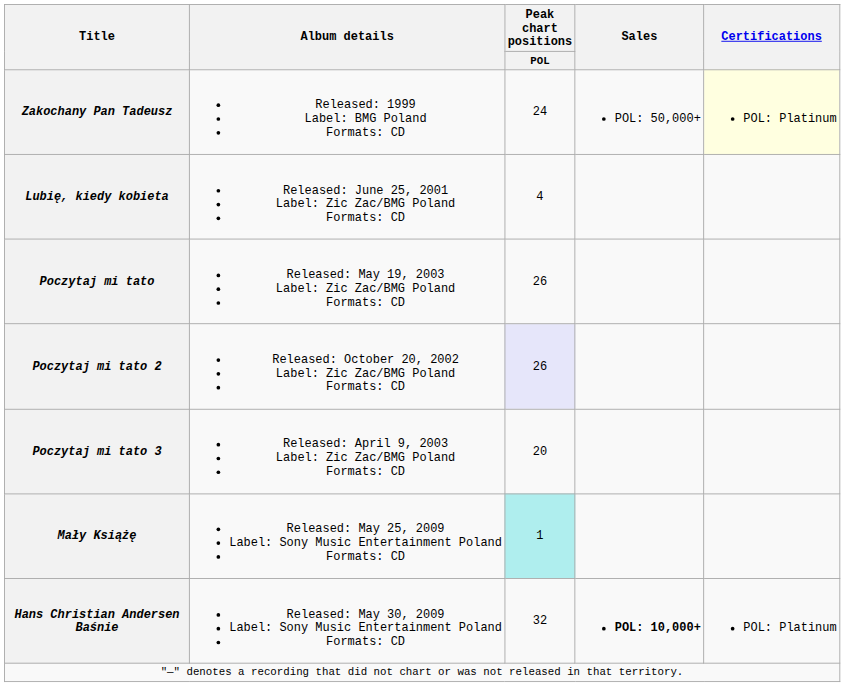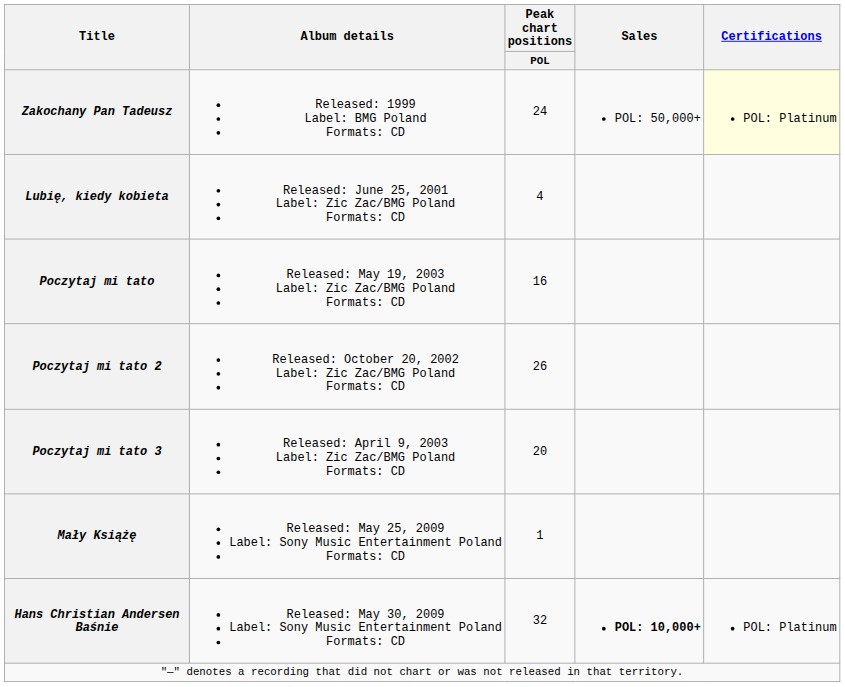(540, 282) 26 -> (540, 282) 16
(540, 366) lavender background -> (540, 366) no background
(540, 536) paleturquoise background -> (540, 536) no background
